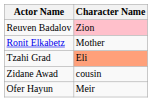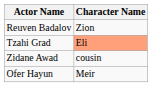(85, 27) pink background -> (85, 27) no background
- row: (36, 43)
